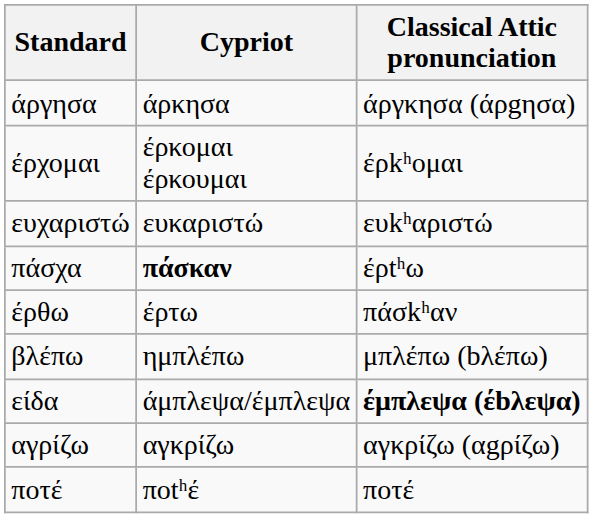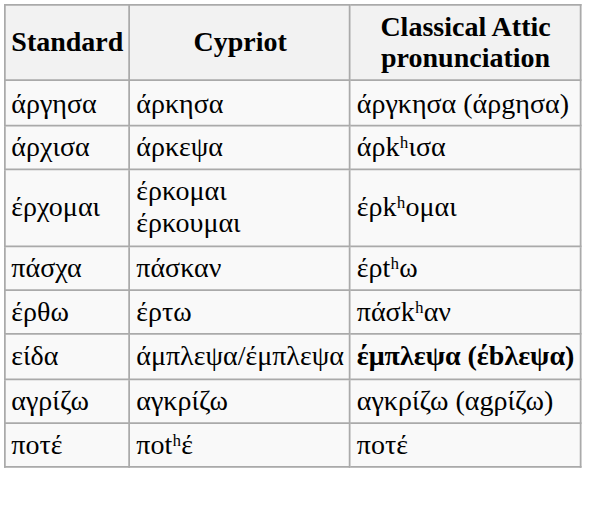+ row: (51, 147)
- row: (71, 222)
(187, 267) bold -> (179, 267) normal
- row: (47, 356)
